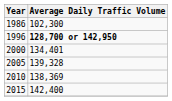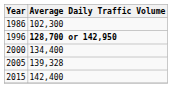(46, 50) 134,401 -> (46, 50) 134,400
- row: (16, 77)
